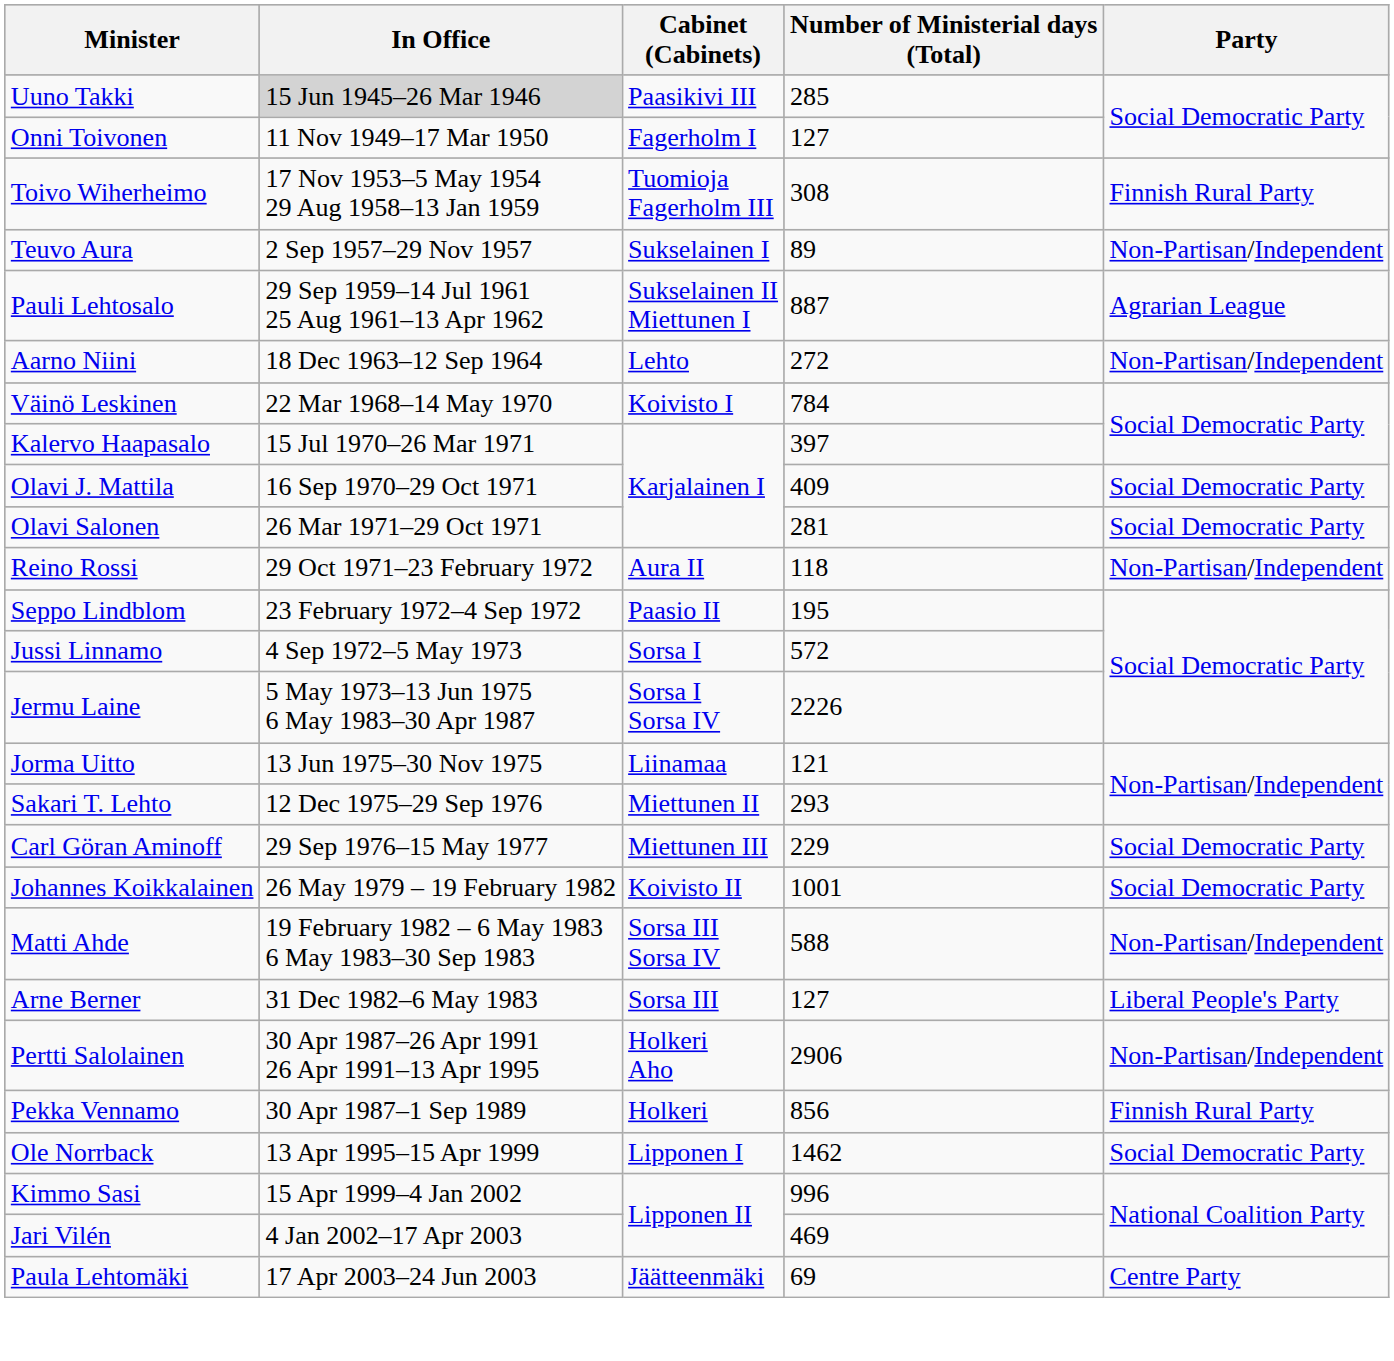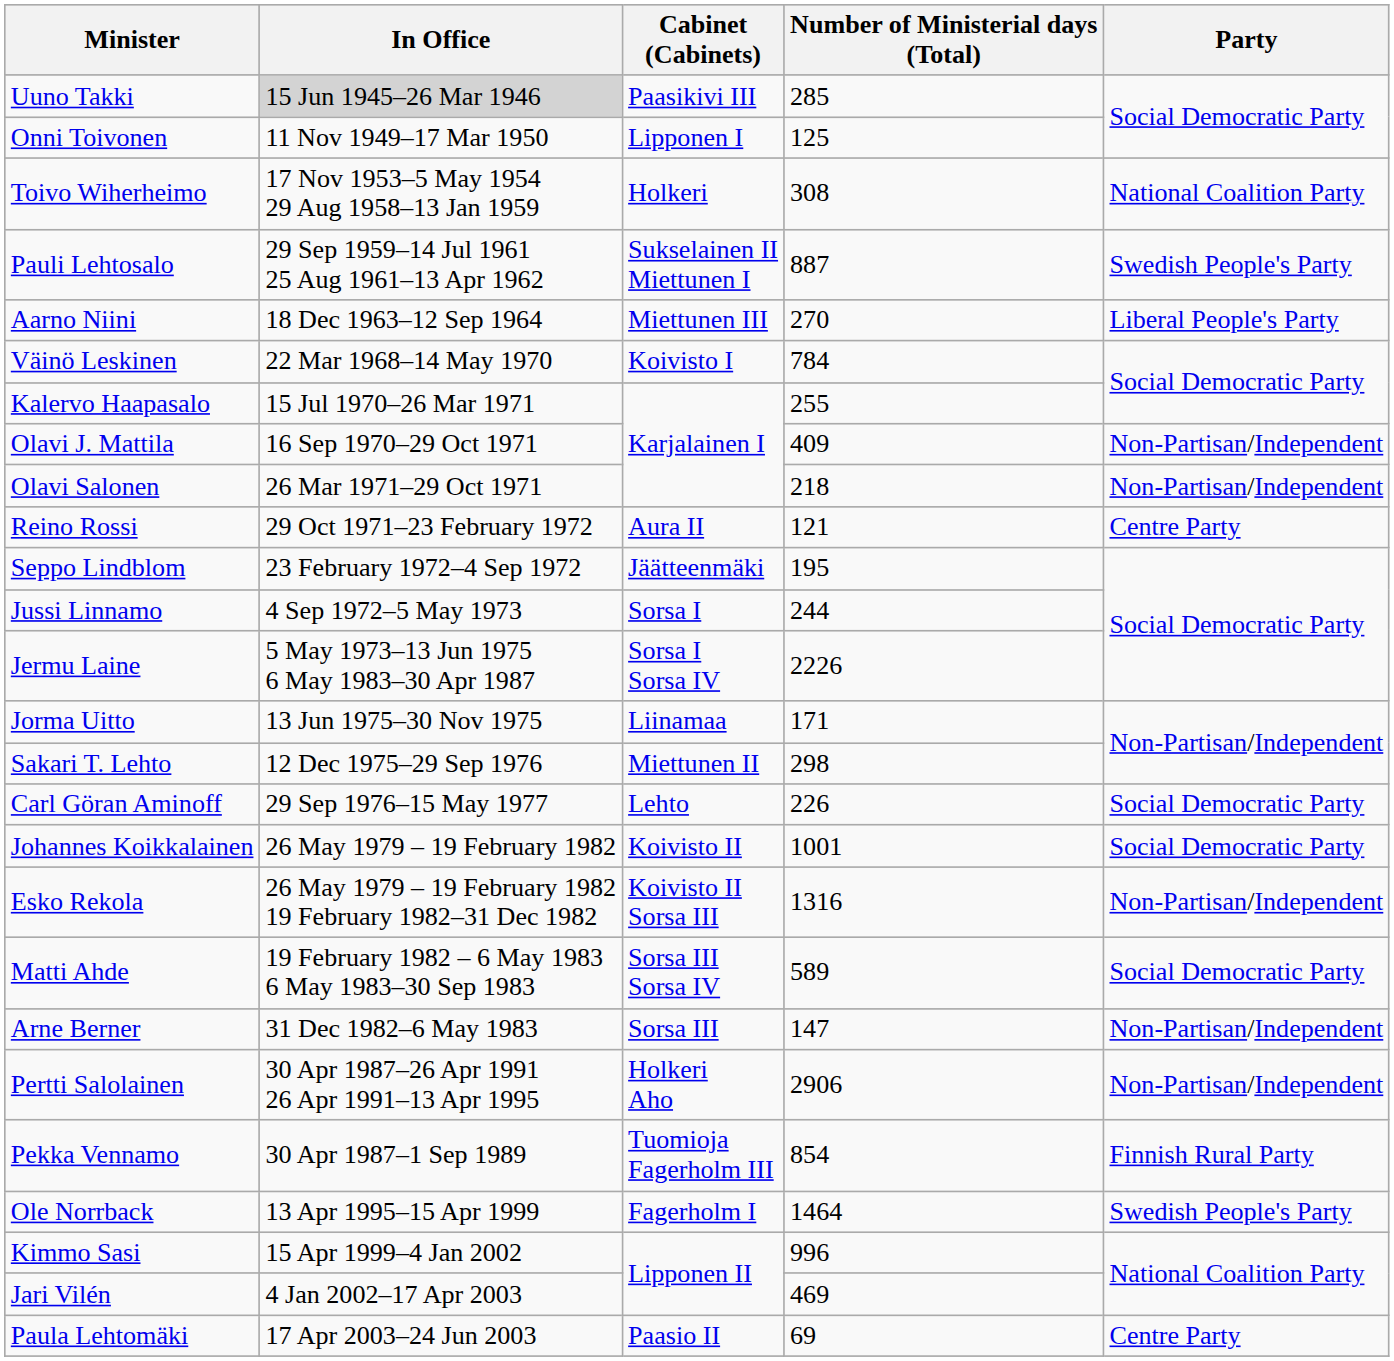(692, 137) Fagerholm I -> (686, 137) Lipponen I
(810, 137) 127 -> (810, 137) 125
(701, 193) Tuomioja Fagerholm III -> (668, 193) Holkeri
(1212, 193) Finnish Rural Party -> (1237, 193) National Coalition Party
- row: (72, 249)
(1197, 305) Agrarian League -> (1231, 263) Swedish People's Party
(659, 361) Lehto -> (698, 320) Miettunen III
(810, 361) 272 -> (810, 320) 270
(1246, 361) Non-Partisan/Independent -> (1224, 320) Liberal People's Party
(810, 444) 397 -> (810, 402) 255
(1237, 485) Social Democratic Party -> (1246, 444) Non-Partisan/Independent
(810, 526) 281 -> (810, 485) 218
(1237, 526) Social Democratic Party -> (1246, 485) Non-Partisan/Independent
(809, 568) 118 -> (810, 526) 121
(1246, 568) Non-Partisan/Independent -> (1175, 526) Centre Party
(674, 609) Paasio II -> (696, 568) Jäätteenmäki
(810, 650) 572 -> (810, 609) 244
(810, 762) 121 -> (810, 721) 171
(810, 804) 293 -> (810, 762) 298
(698, 845) Miettunen III -> (659, 804) Lehto
(810, 845) 229 -> (810, 804) 226
+ row: (77, 901)
(810, 943) 588 -> (810, 972) 589
(1246, 943) Non-Partisan/Independent -> (1237, 972) Social Democratic Party
(810, 999) 127 -> (810, 1028) 147
(1224, 999) Liberal People's Party -> (1246, 1028) Non-Partisan/Independent
(668, 1111) Holkeri -> (701, 1155) Tuomioja Fagerholm III
(810, 1111) 856 -> (810, 1155) 854
(686, 1152) Lipponen I -> (692, 1211) Fagerholm I
(816, 1152) 1462 -> (816, 1211) 1464
(1237, 1152) Social Democratic Party -> (1231, 1211) Swedish People's Party
(696, 1276) Jäätteenmäki -> (674, 1335) Paasio II
